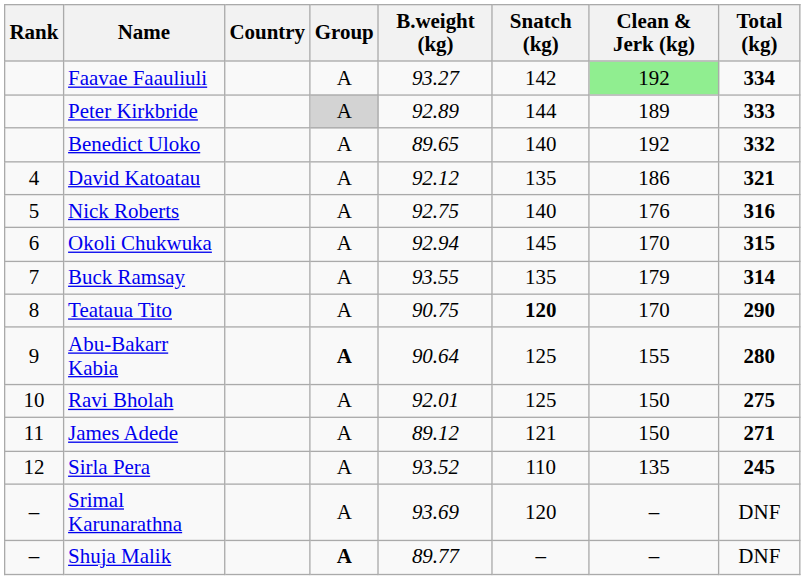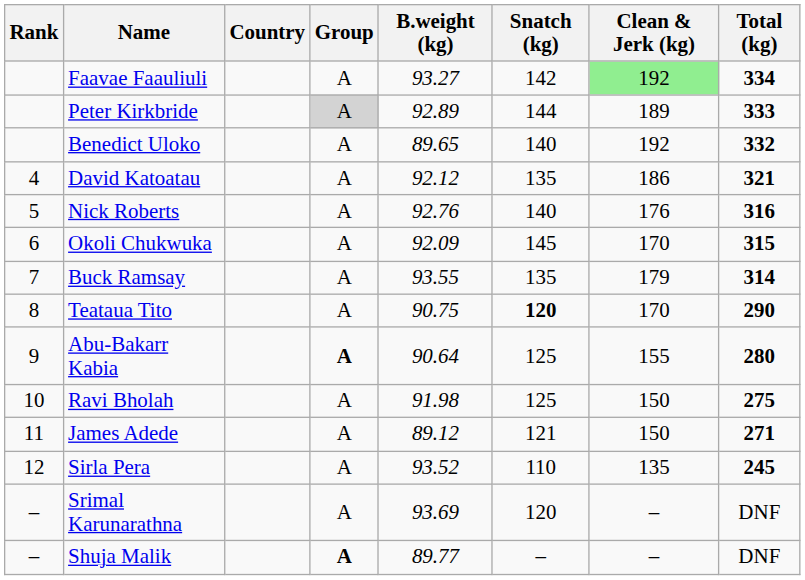(435, 210) 92.75 -> (435, 210) 92.76
(435, 244) 92.94 -> (435, 244) 92.09
(435, 400) 92.01 -> (435, 400) 91.98
